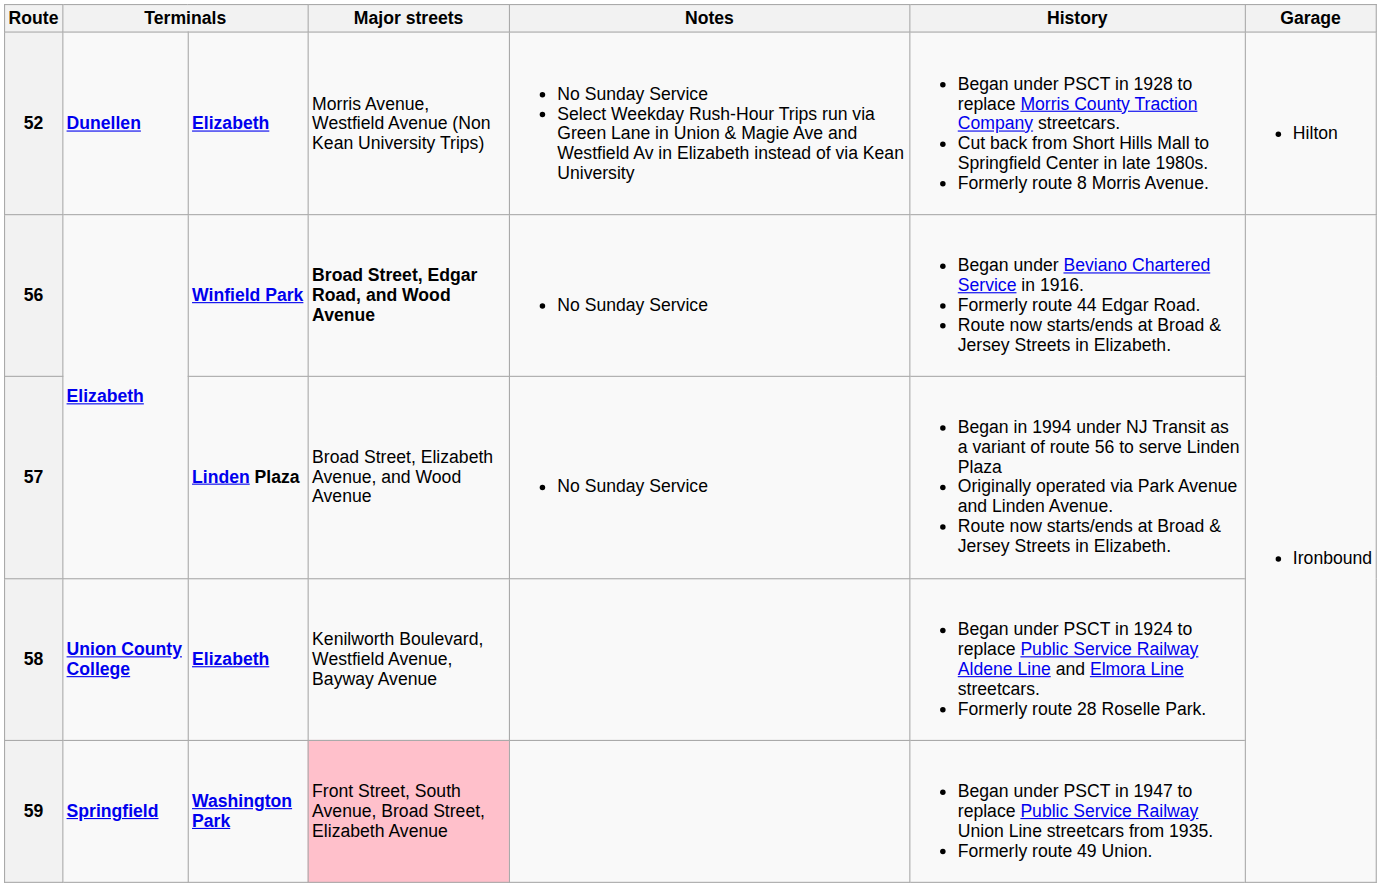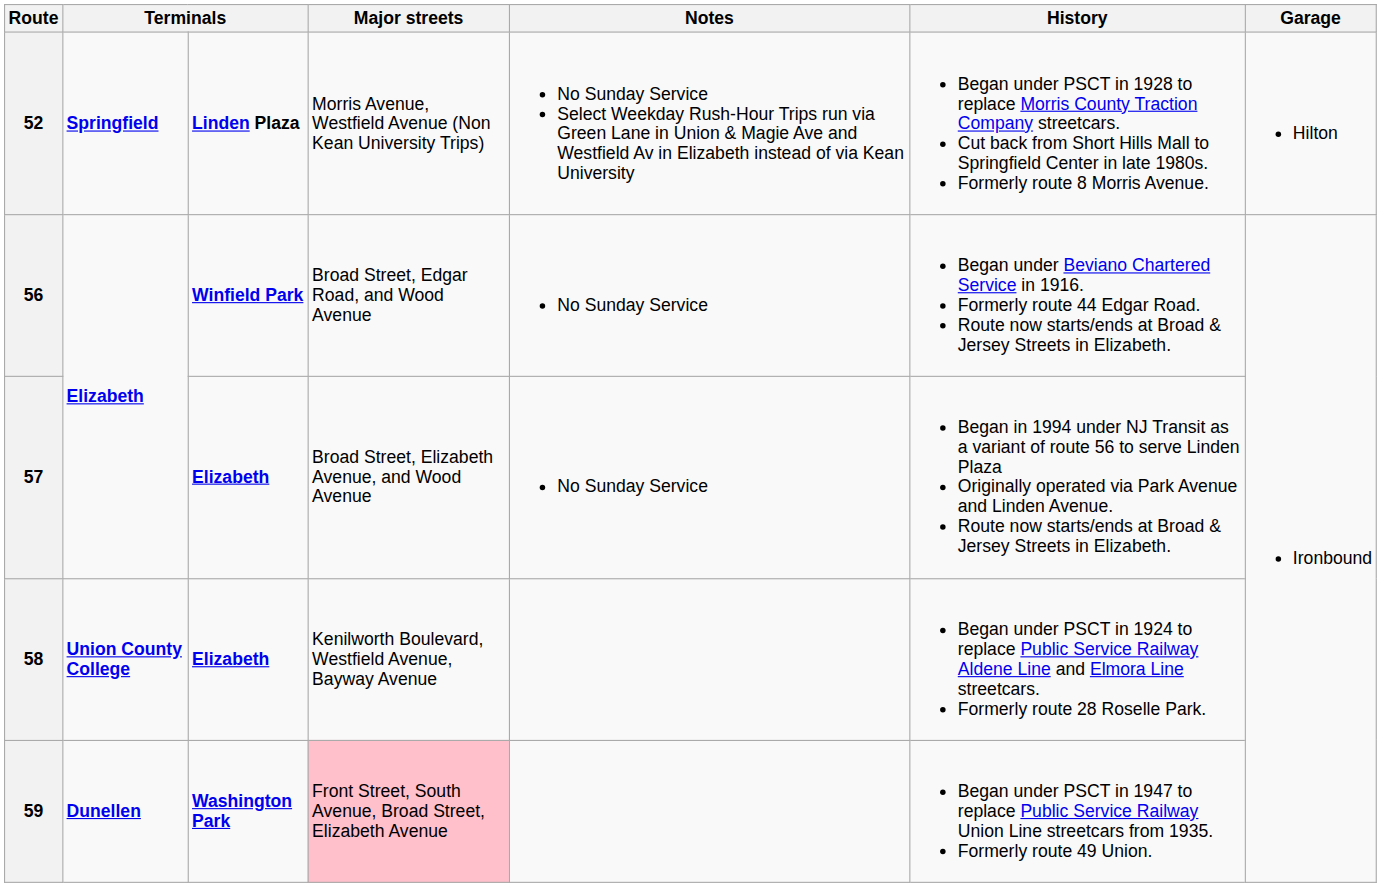(104, 123) Dunellen -> (113, 123) Springfield
(231, 123) Elizabeth -> (246, 123) Linden Plaza
(395, 295) bold -> (390, 295) normal
(246, 477) Linden Plaza -> (231, 477) Elizabeth
(113, 811) Springfield -> (104, 811) Dunellen
